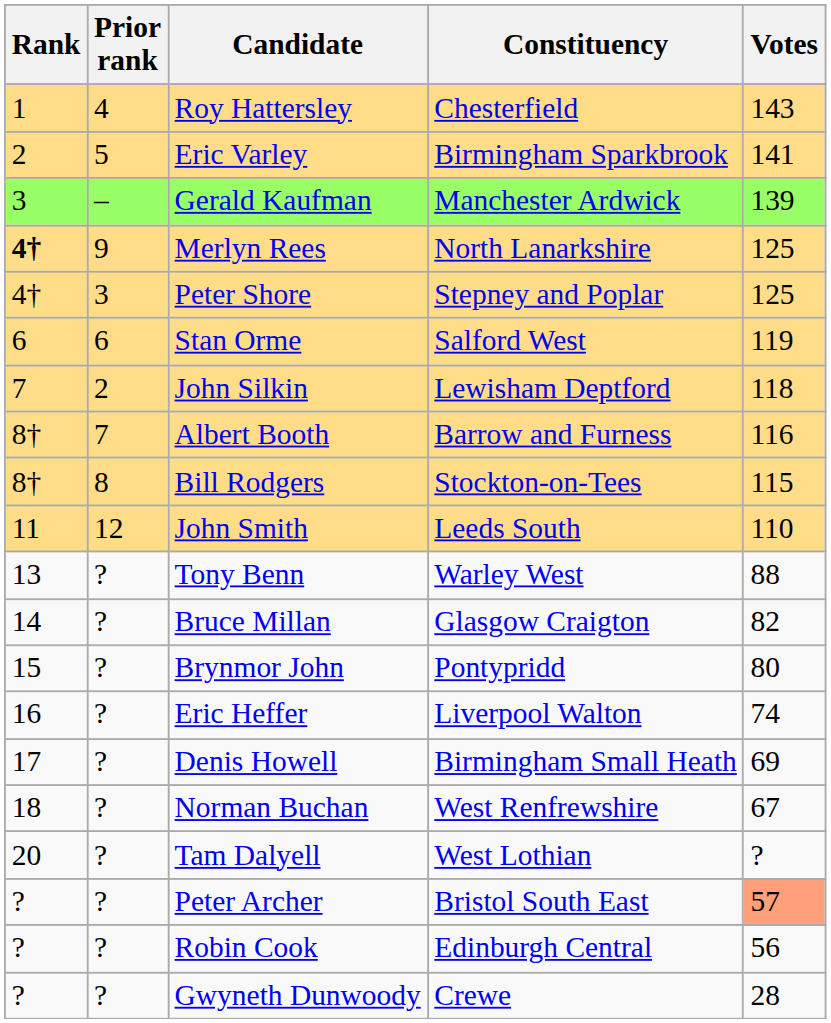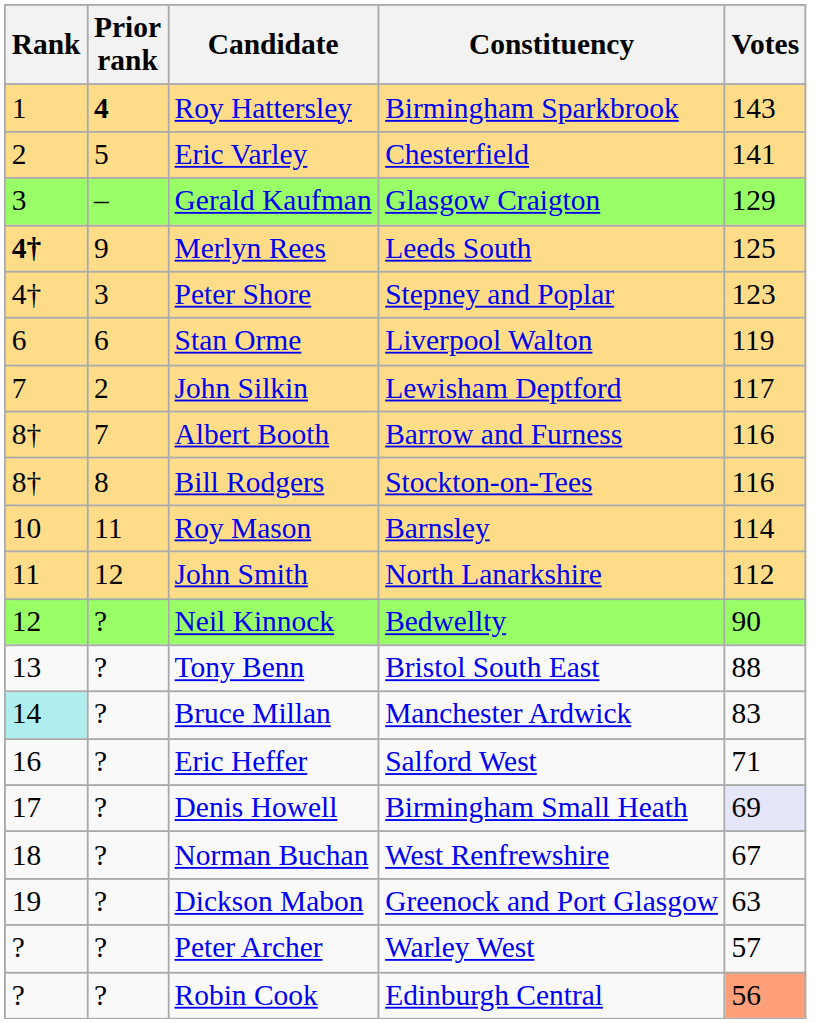(101, 107) normal -> (101, 107) bold
(506, 107) Chesterfield -> (532, 107) Birmingham Sparkbrook
(581, 154) Birmingham Sparkbrook -> (457, 154) Chesterfield
(557, 201) Manchester Ardwick -> (493, 201) Glasgow Craigton
(772, 201) 139 -> (754, 201) 129
(543, 247) North Lanarkshire -> (458, 247) Leeds South
(772, 294) 125 -> (754, 294) 123
(510, 341) Salford West -> (489, 341) Liverpool Walton
(772, 387) 118 -> (753, 387) 117
(772, 481) 115 -> (753, 481) 116
+ row: (243, 527)
(507, 527) Leeds South -> (493, 574) North Lanarkshire
(772, 527) 110 -> (753, 574) 112
+ row: (254, 621)
(509, 574) Warley West -> (492, 667) Bristol South East
(26, 621) no background -> (26, 714) paleturquoise background
(542, 621) Glasgow Craigton -> (508, 714) Manchester Ardwick
(765, 621) 82 -> (746, 714) 83
- row: (259, 667)
(538, 714) Liverpool Walton -> (461, 761) Salford West
(765, 714) 74 -> (746, 761) 71
(765, 761) no background -> (746, 808) lavender background
+ row: (269, 901)
- row: (248, 854)
(541, 901) Bristol South East -> (460, 948) Warley West
(765, 901) lightsalmon background -> (746, 948) no background
(765, 948) no background -> (746, 994) lightsalmon background
- row: (298, 994)
